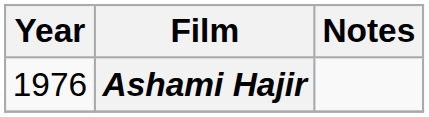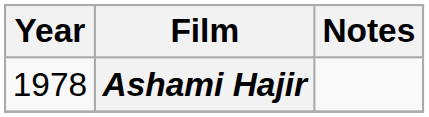(50, 84) 1976 -> (50, 84) 1978
